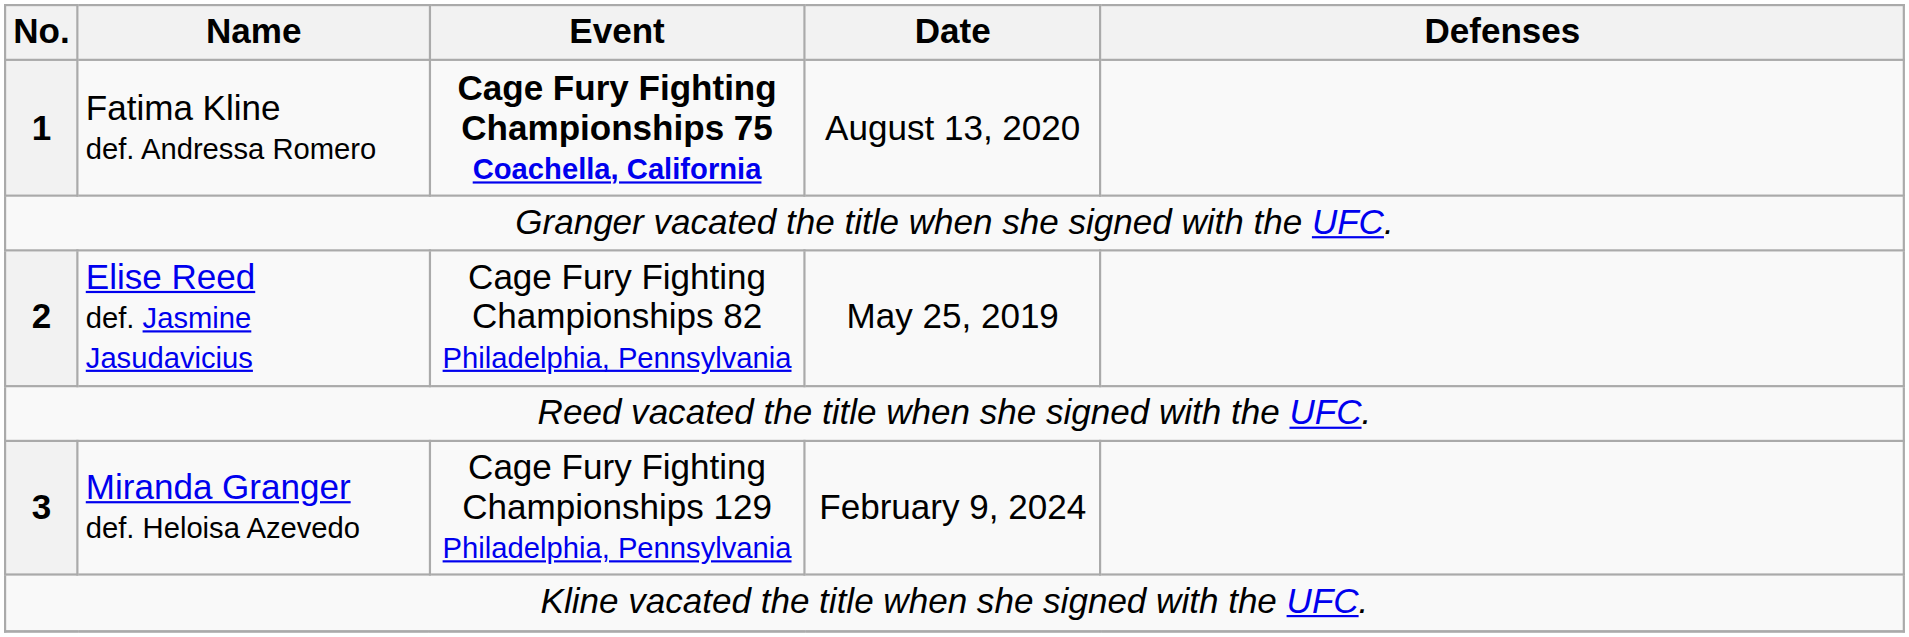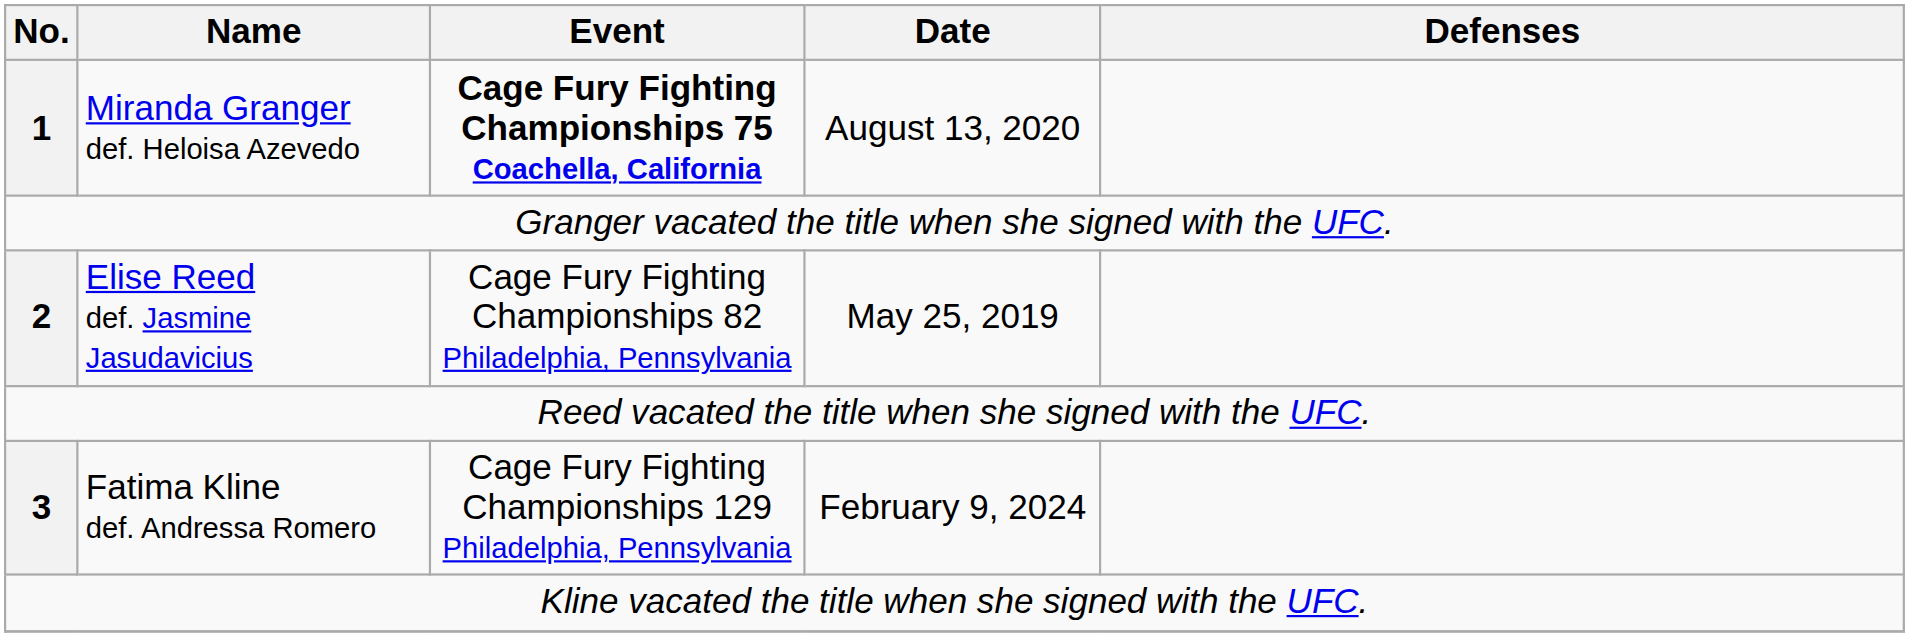(231, 127) Fatima Kline def. Andressa Romero -> (223, 127) Miranda Granger def. Heloisa Azevedo
(223, 507) Miranda Granger def. Heloisa Azevedo -> (231, 507) Fatima Kline def. Andressa Romero
